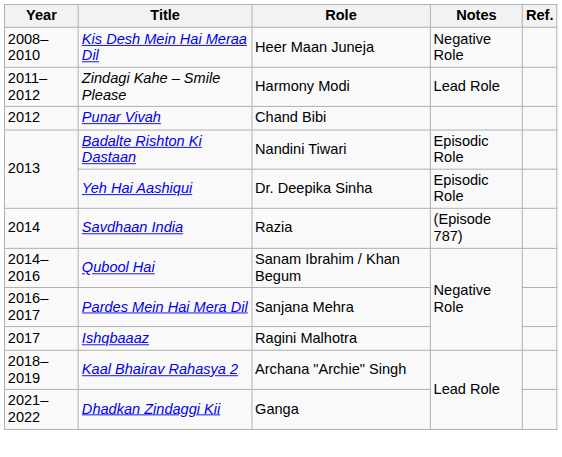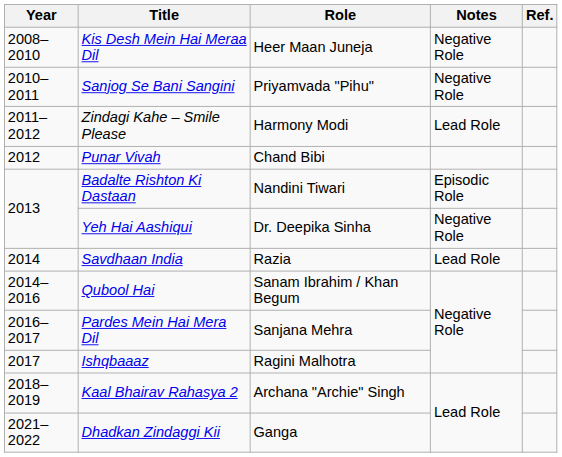+ row: (158, 86)
(461, 188) Episodic Role -> (463, 228) Negative Role
(462, 228) (Episode 787) -> (467, 259) Lead Role
